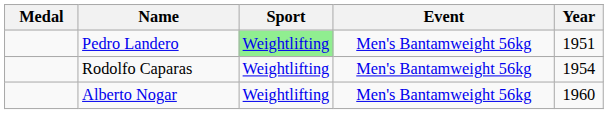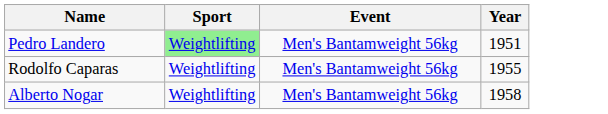- column: (41, 17)
(579, 69) 1954 -> (505, 69) 1955
(579, 95) 1960 -> (505, 95) 1958
